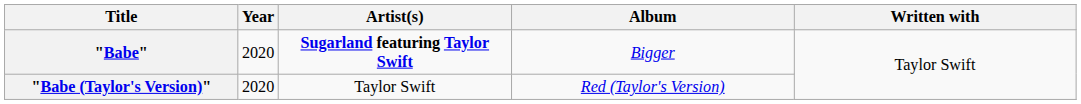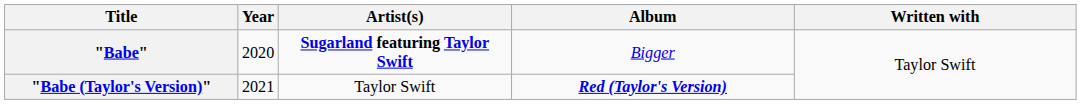(258, 86) 2020 -> (258, 86) 2021
(653, 86) normal -> (653, 86) bold
